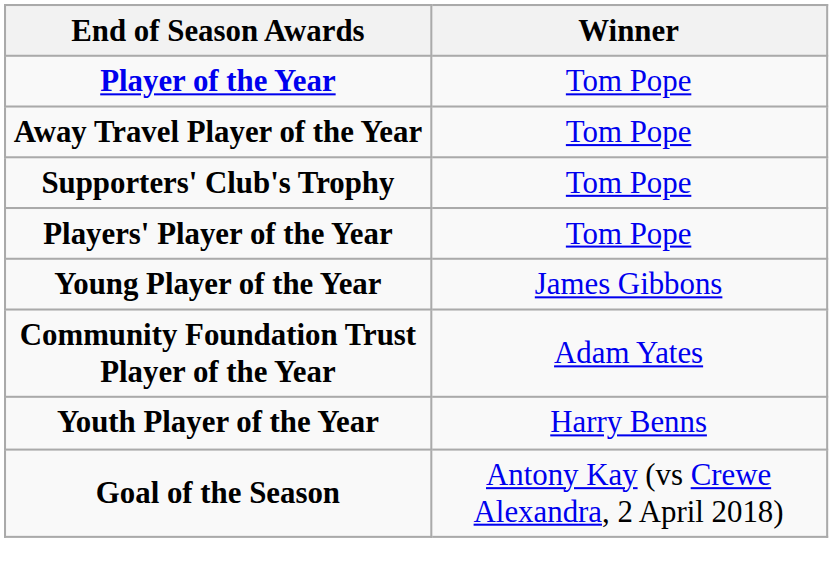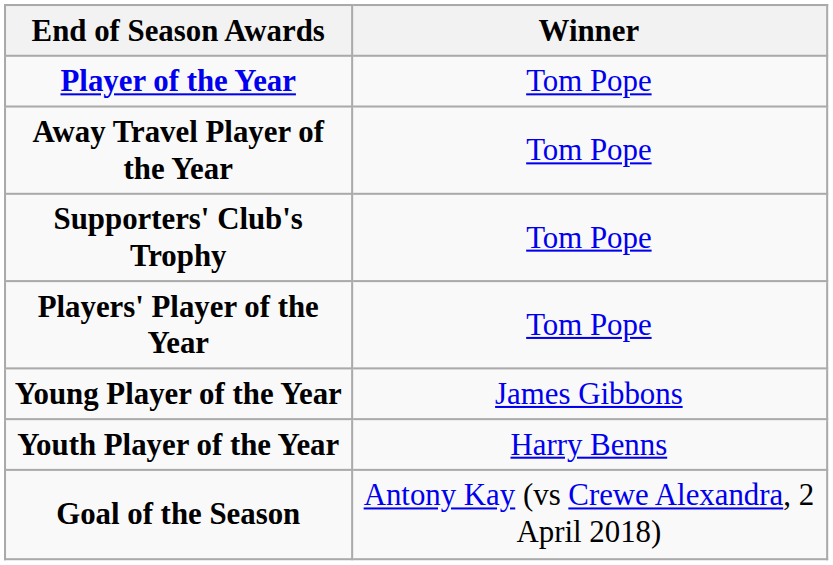- row: (218, 353)
